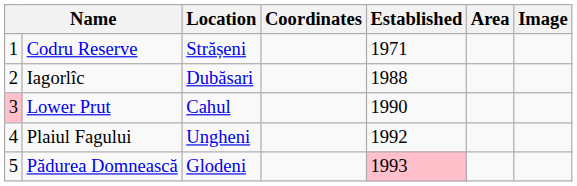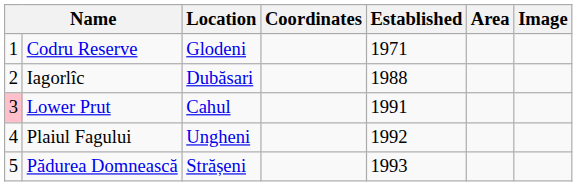(216, 48) Strășeni -> (216, 48) Glodeni
(389, 107) 1990 -> (389, 107) 1991
(216, 166) Glodeni -> (216, 166) Strășeni
(389, 166) pink background -> (389, 166) no background
